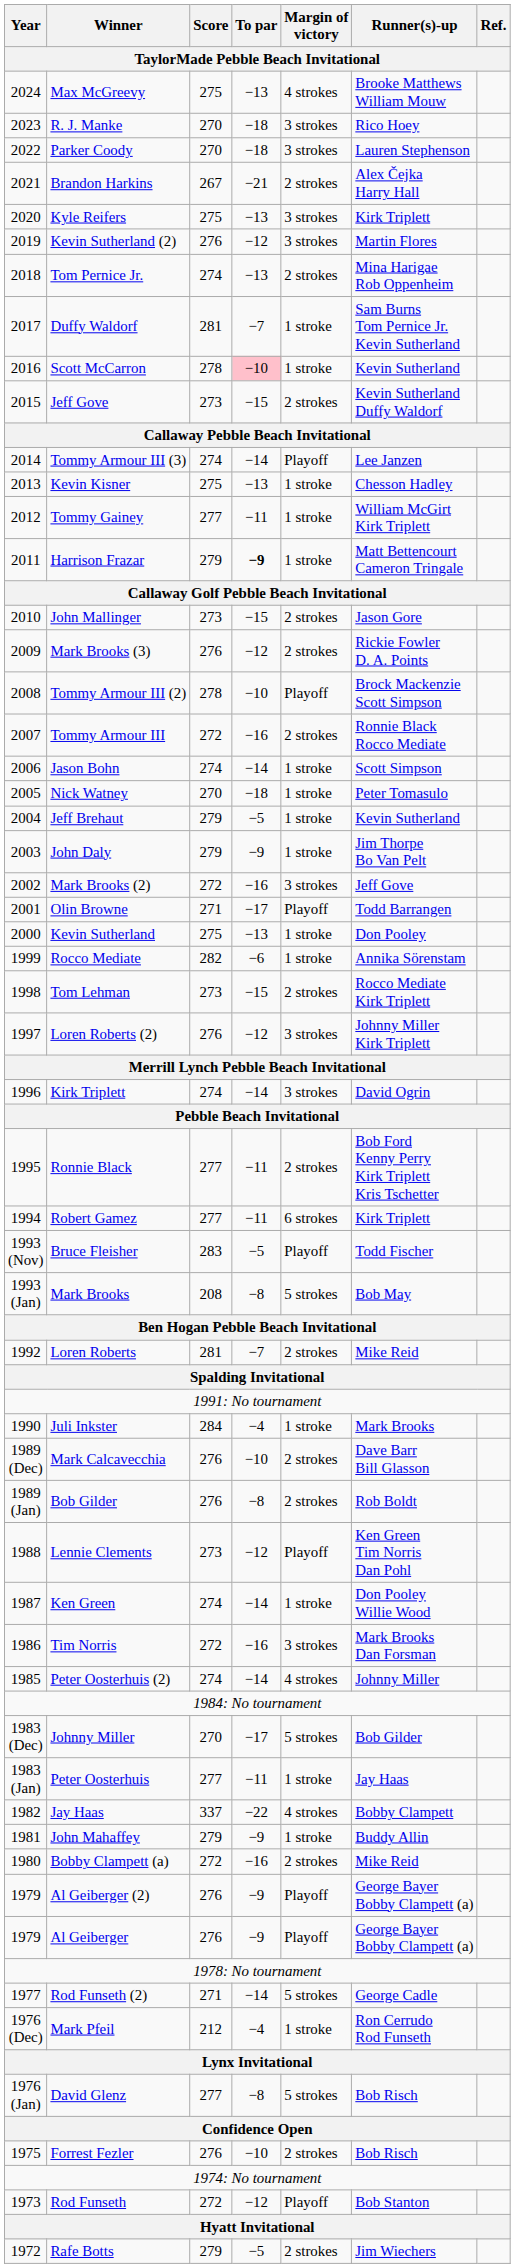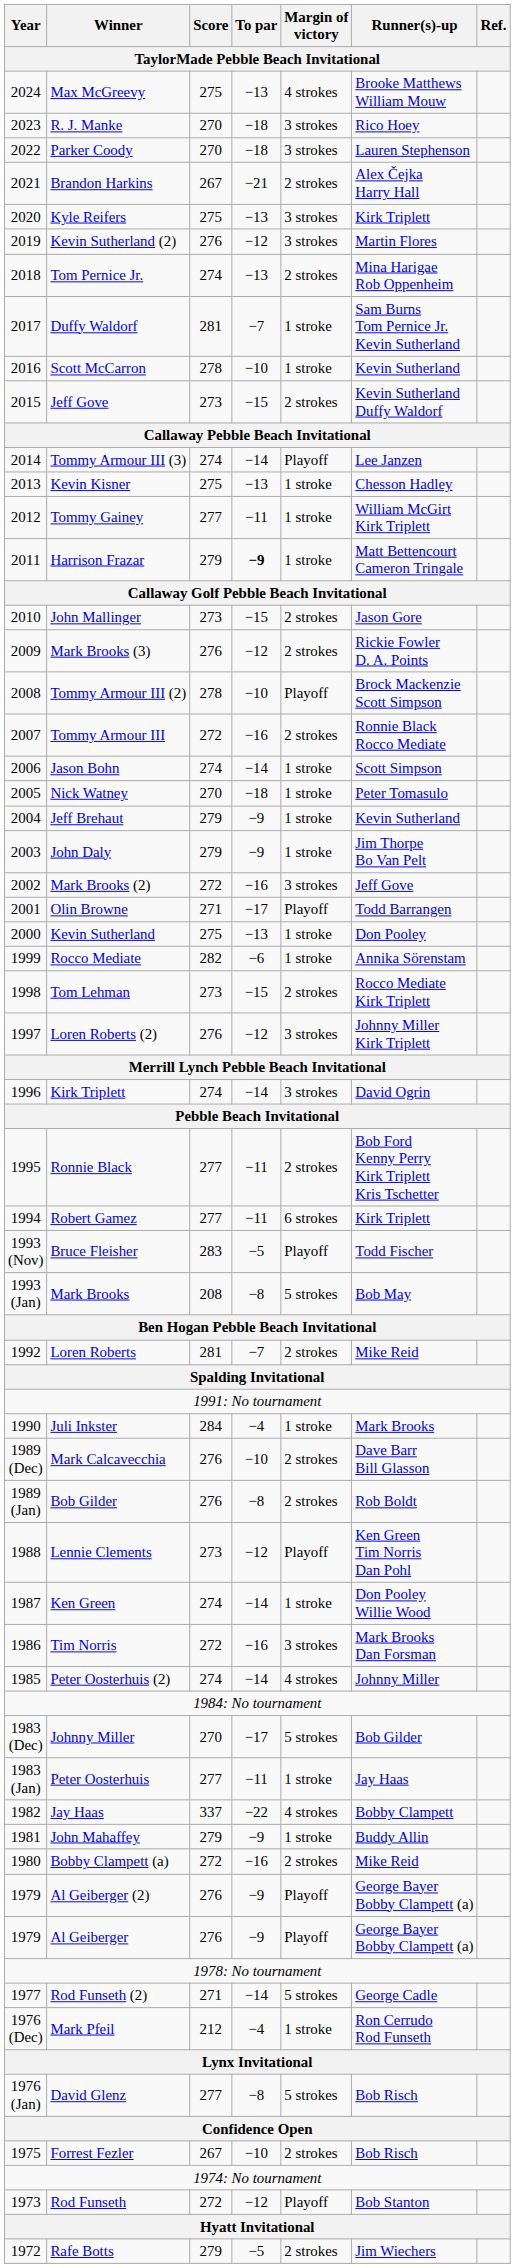(256, 368) pink background -> (256, 368) no background
(256, 818) −5 -> (256, 818) −9
(211, 2153) 276 -> (211, 2153) 267
